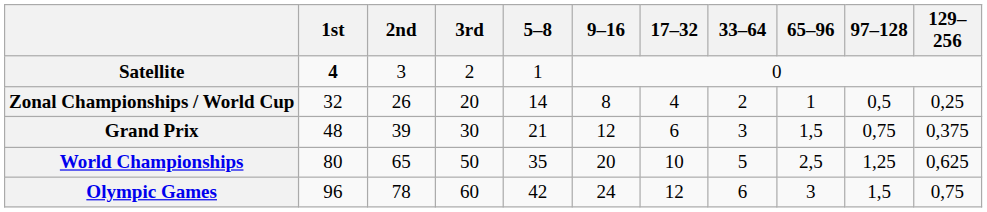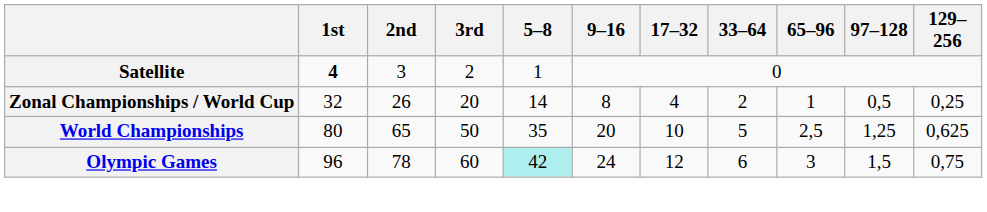- row: (152, 131)
(538, 191) no background -> (538, 161) paleturquoise background
